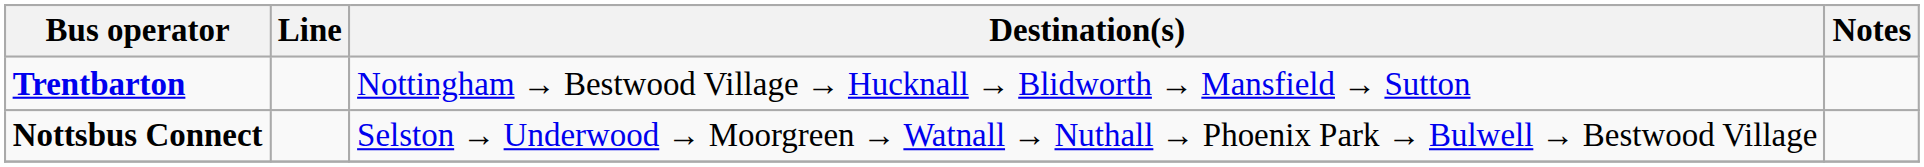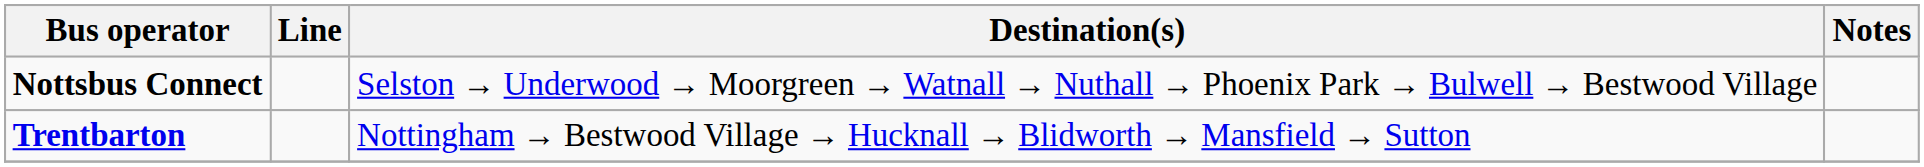rows swapped: (99, 82) <-> (138, 135)
